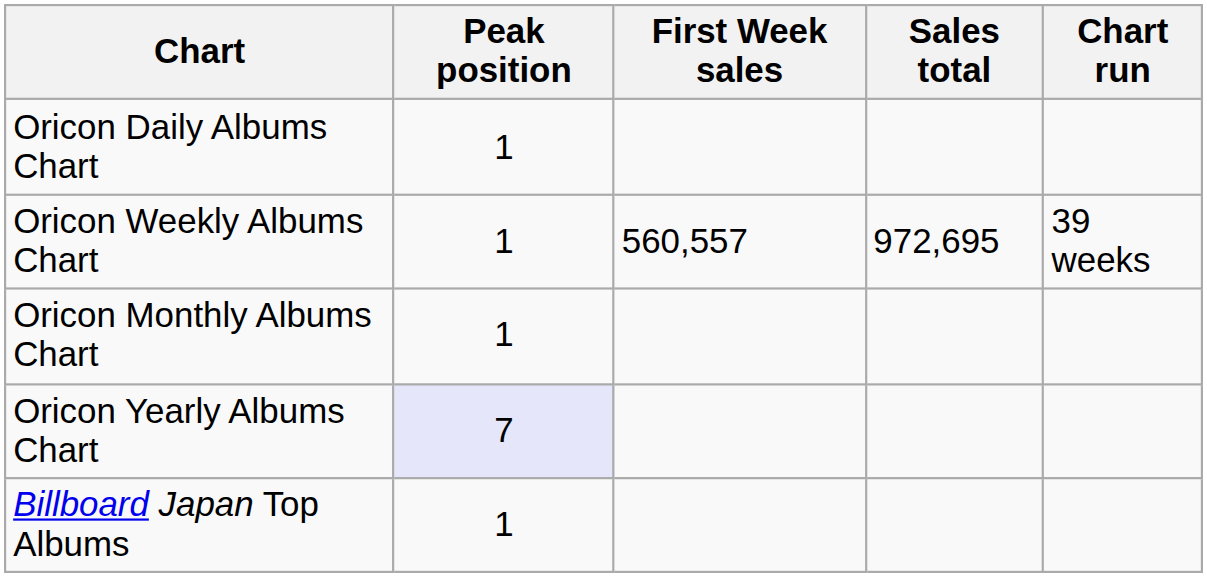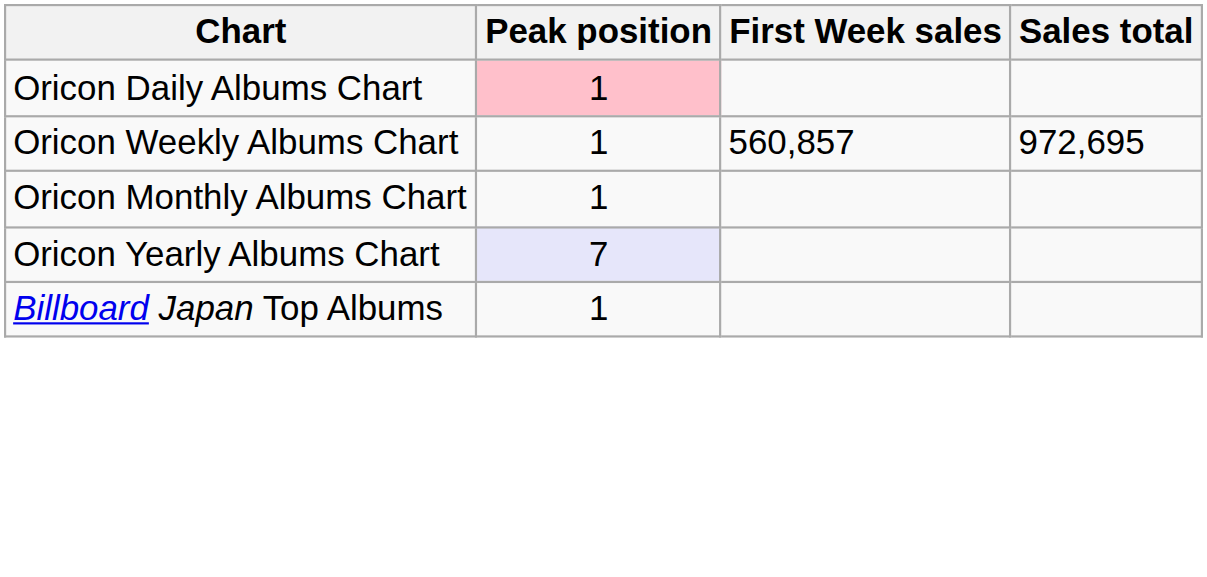- column: (1123, 51)
(504, 146) no background -> (599, 87) pink background
(685, 240) 560,557 -> (792, 142) 560,857
